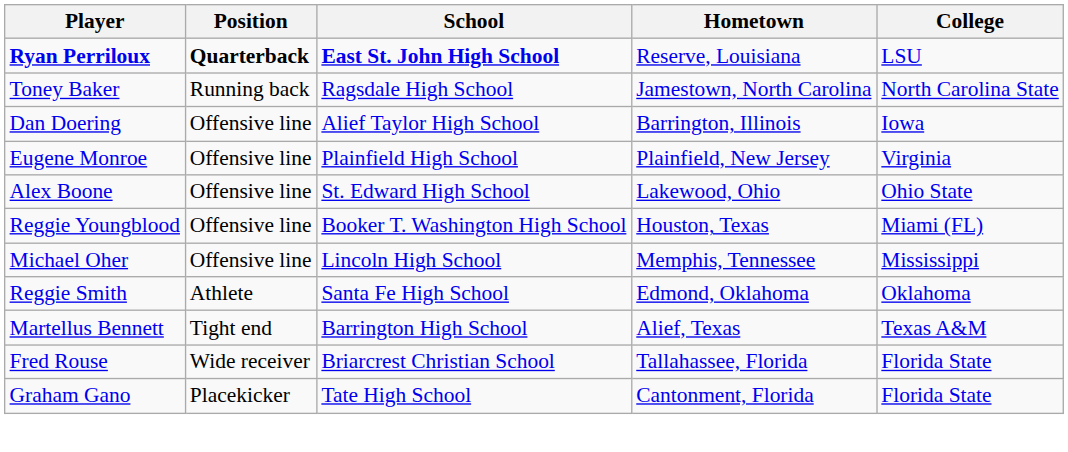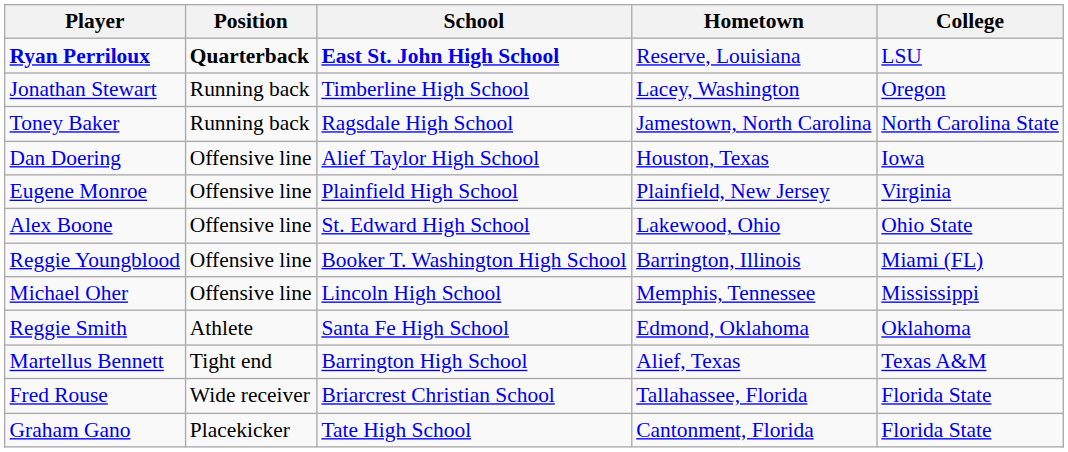+ row: (83, 89)
(718, 123) Barrington, Illinois -> (703, 157) Houston, Texas
(703, 225) Houston, Texas -> (718, 259) Barrington, Illinois
